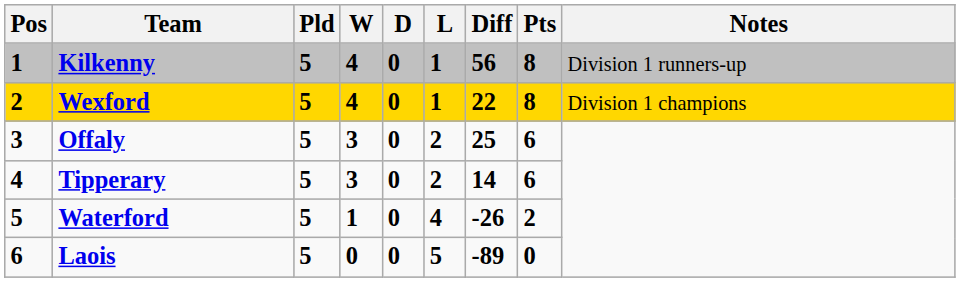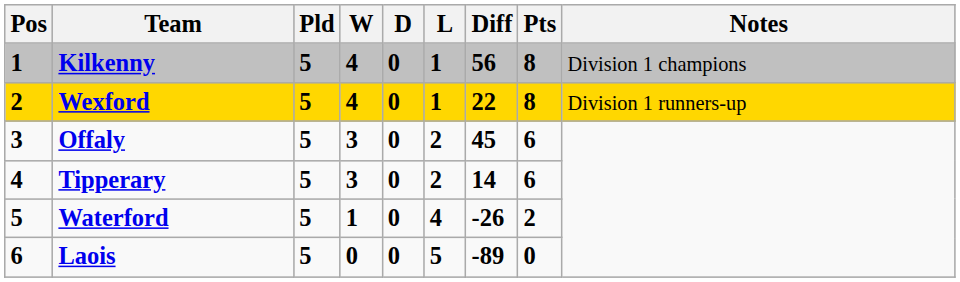(657, 64) Division 1 runners-up -> (657, 64) Division 1 champions
(657, 103) Division 1 champions -> (657, 103) Division 1 runners-up
(484, 140) 25 -> (484, 140) 45
